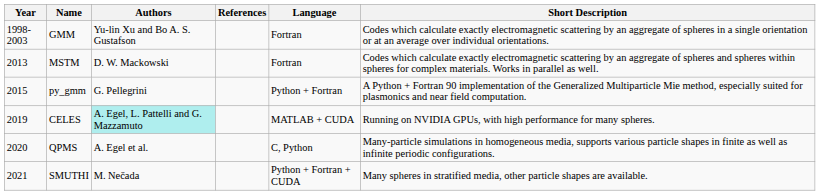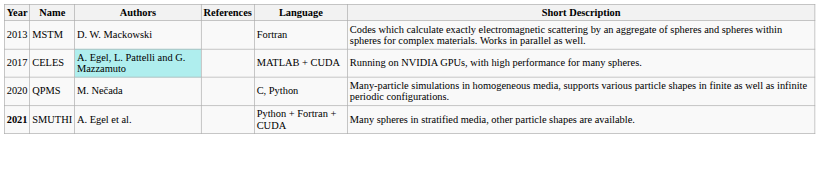- row: (62, 35)
- row: (67, 91)
(17, 119) 2019 -> (17, 63) 2017
(121, 147) A. Egel et al. -> (100, 91) M. Nečada
(17, 176) normal -> (17, 119) bold
(116, 176) M. Nečada -> (104, 119) A. Egel et al.
